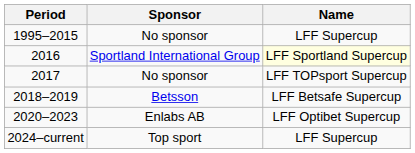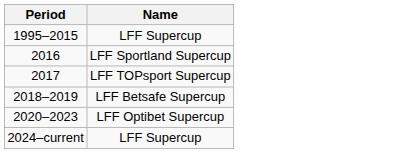- column: (175, 14)
(336, 55) lightyellow background -> (160, 55) no background
